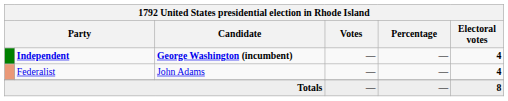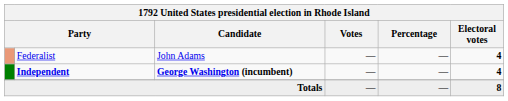rows swapped: (43, 56) <-> (36, 72)
